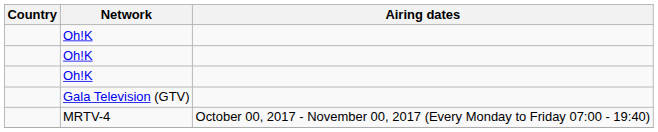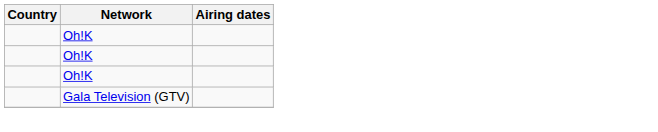- row: (87, 117)
